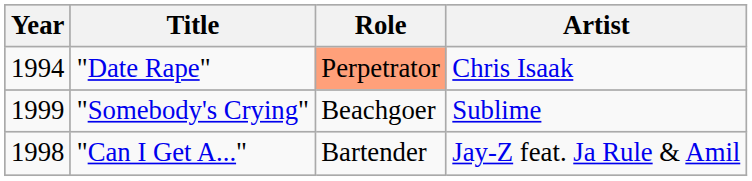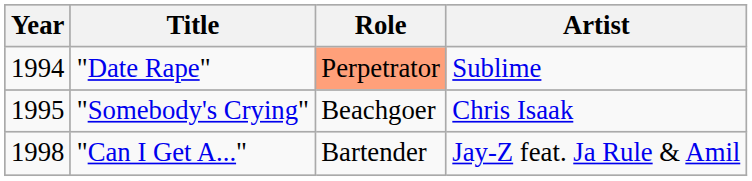(513, 68) Chris Isaak -> (497, 68) Sublime
(38, 110) 1999 -> (38, 110) 1995
(497, 110) Sublime -> (513, 110) Chris Isaak
